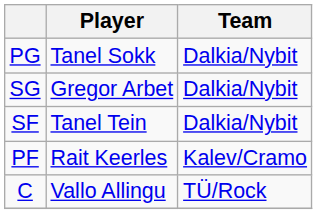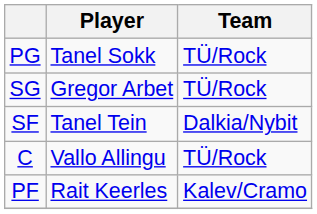(240, 55) Dalkia/Nybit -> (225, 55) TÜ/Rock
(240, 89) Dalkia/Nybit -> (225, 89) TÜ/Rock
rows swapped: (25, 157) <-> (25, 191)
